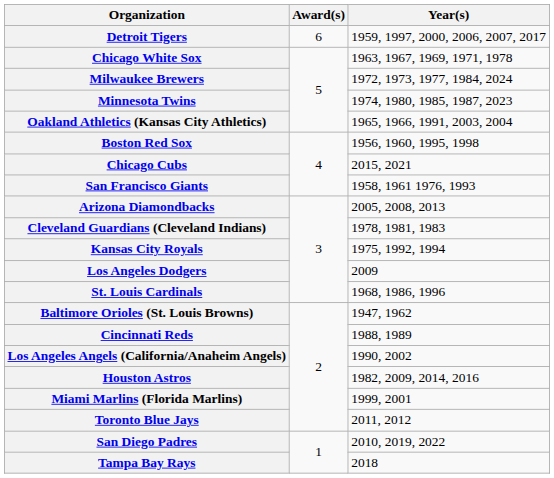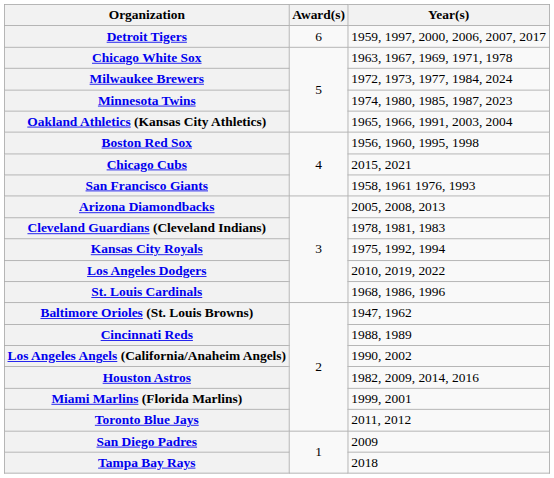(365, 270) 2009 -> (398, 270) 2010, 2019, 2022
(398, 441) 2010, 2019, 2022 -> (365, 441) 2009
